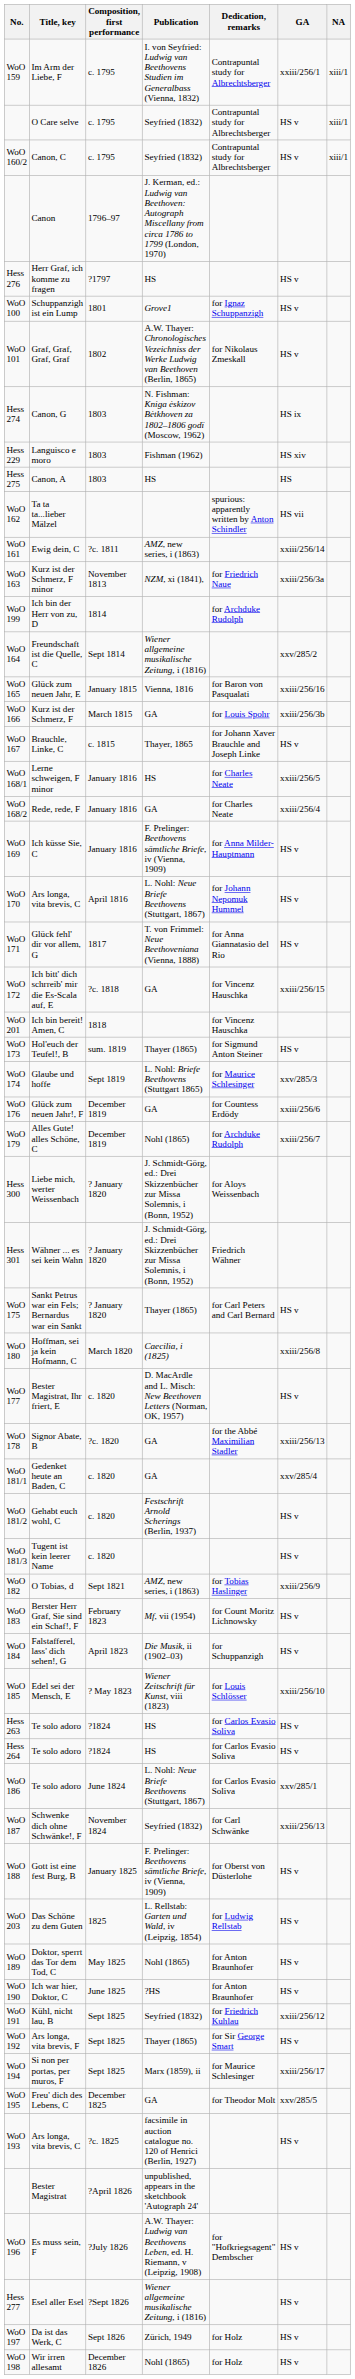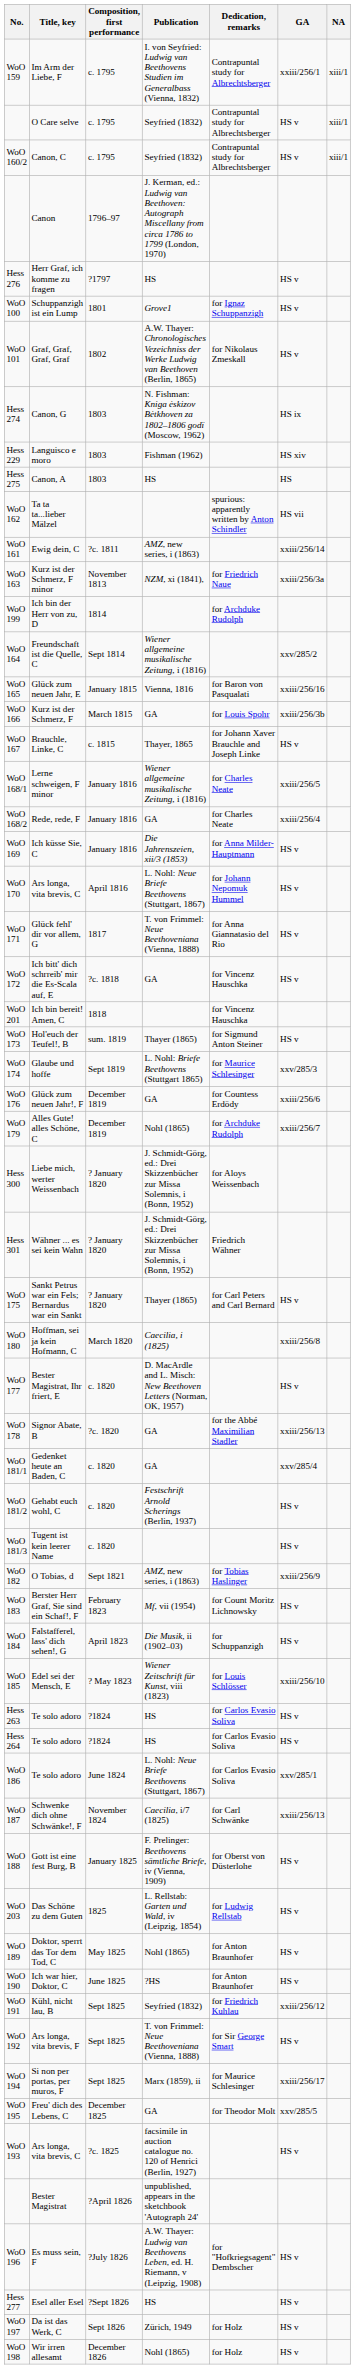(150, 779) HS -> (175, 784) Wiener allgemeine musikalische Zeitung, i (1816)
(175, 848) F. Prelinger: Beethovens sämtliche Briefe, iv (Vienna, 1909) -> (169, 848) Die Jahrenszeien, xii/3 (1853)
(302, 989) xxiii/256/15 -> (289, 979) HS v
(173, 1826) Seyfried (1832) -> (167, 1815) Caecilia, i/7 (1825)
(171, 2041) Thayer (1865) -> (174, 2041) T. von Frimmel: Neue Beethoveniana (Vienna, 1888)
(175, 2302) Wiener allgemeine musikalische Zeitung, i (1816) -> (150, 2302) HS
